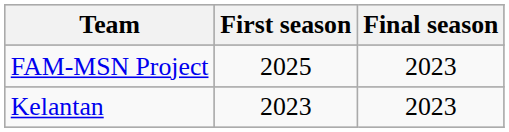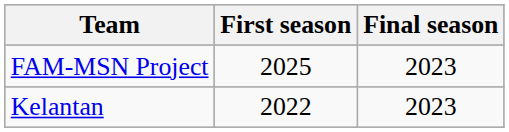(286, 106) 2023 -> (286, 106) 2022
